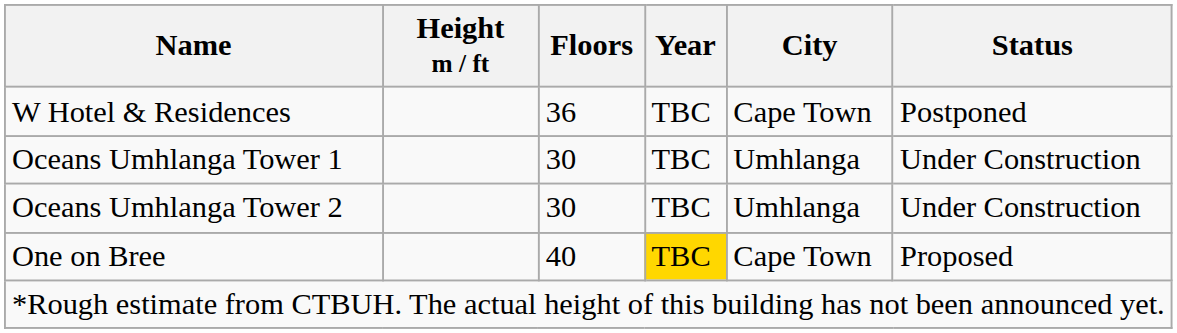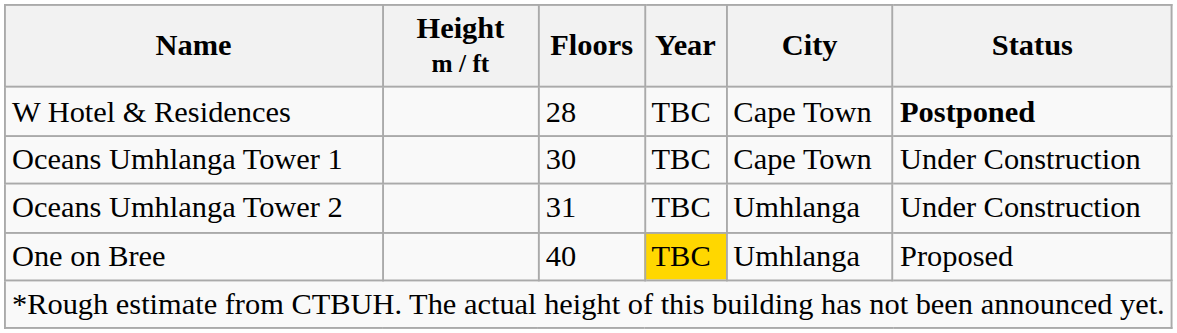(561, 111) 36 -> (561, 111) 28
(963, 111) normal -> (968, 111) bold
(797, 159) Umhlanga -> (803, 159) Cape Town
(561, 207) 30 -> (561, 207) 31
(803, 255) Cape Town -> (797, 255) Umhlanga
